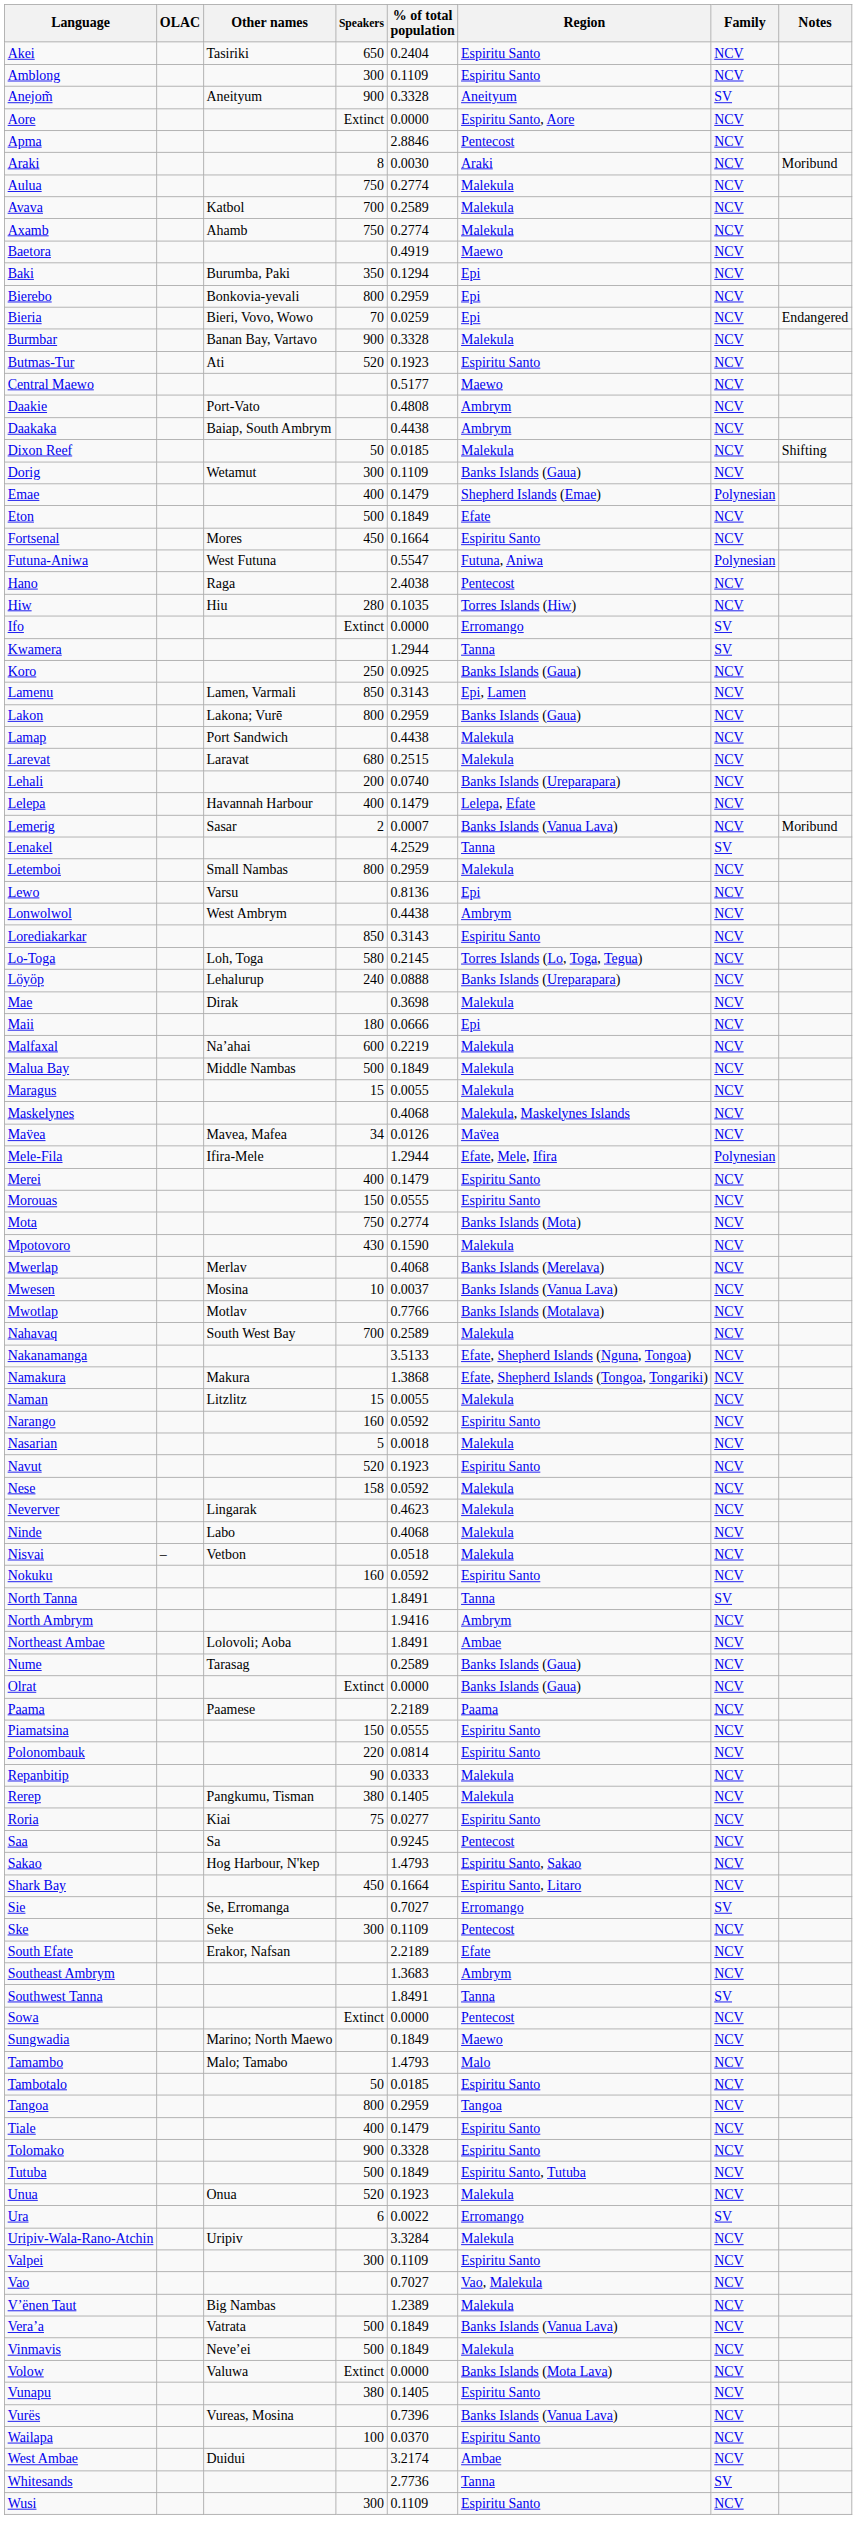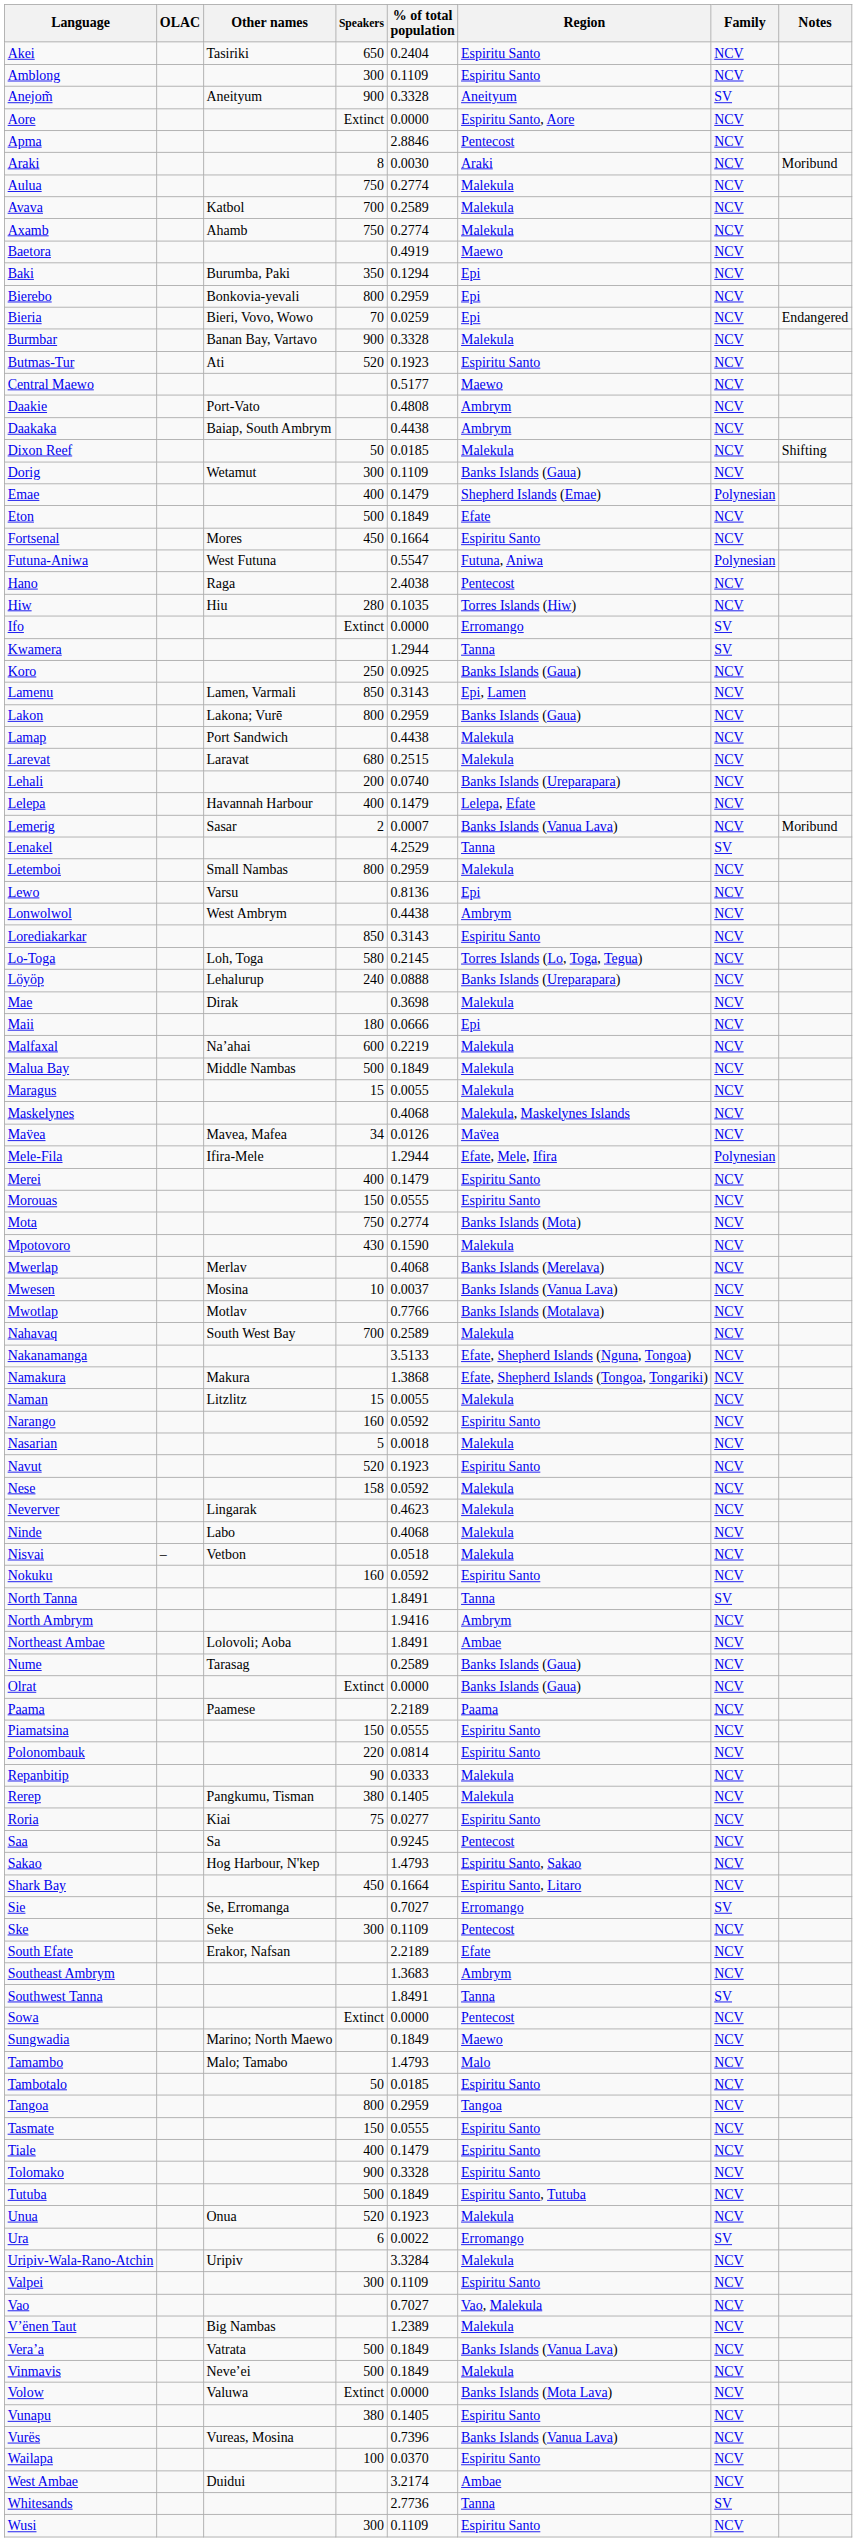+ row: (31, 2128)
